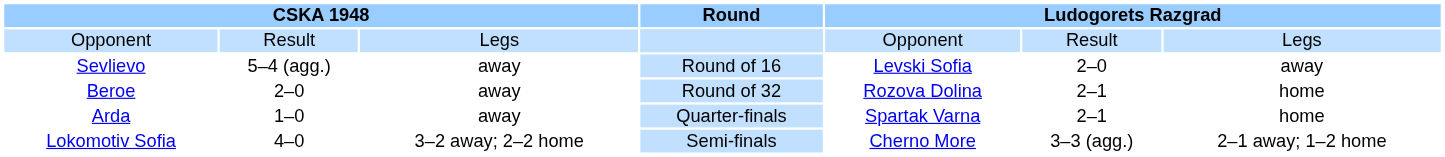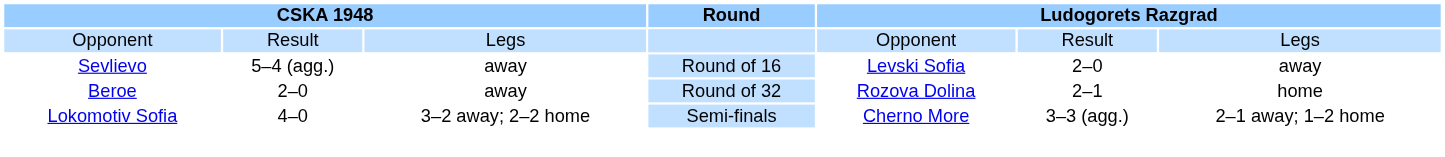- row: (111, 115)
